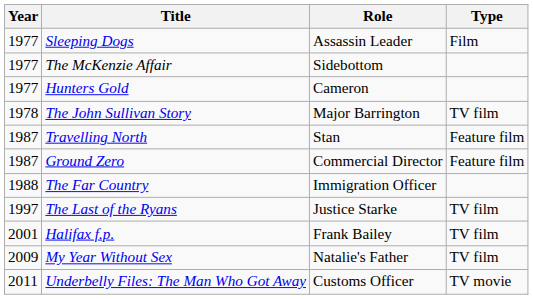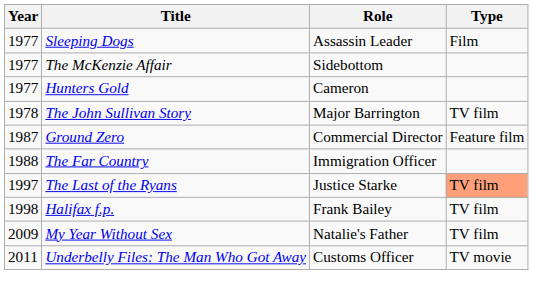- row: (96, 137)
(474, 209) no background -> (474, 185) lightsalmon background
(23, 233) 2001 -> (23, 209) 1998
